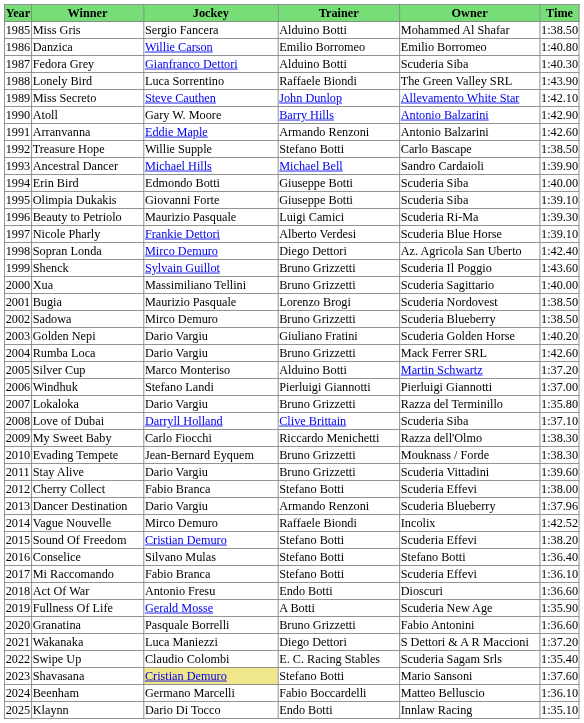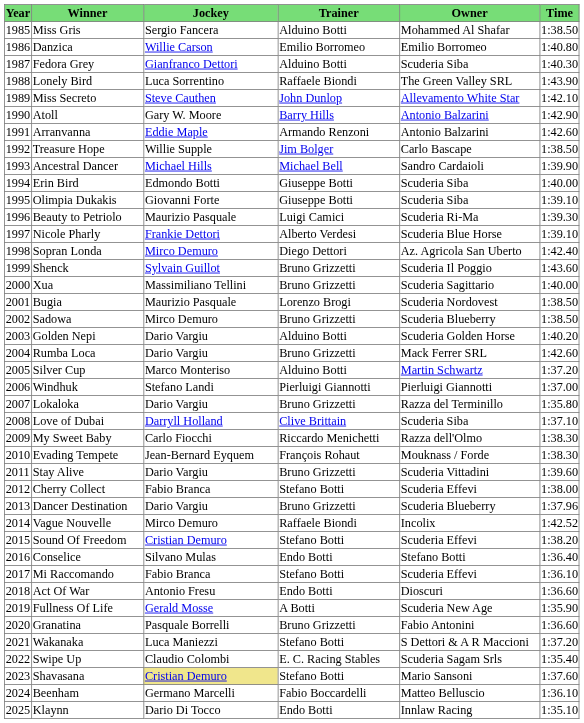(312, 148) Stefano Botti -> (306, 148) Jim Bolger
(318, 336) Giuliano Fratini -> (313, 336) Alduino Botti
(317, 455) Bruno Grizzetti -> (319, 455) François Rohaut
(324, 506) Armando Renzoni -> (317, 506) Bruno Grizzetti
(312, 556) Stefano Botti -> (306, 556) Endo Botti
(313, 642) Diego Dettori -> (312, 642) Stefano Botti
